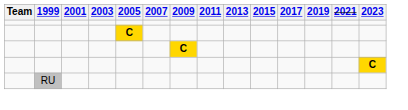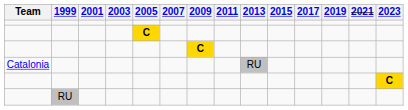+ row: (28, 65)
